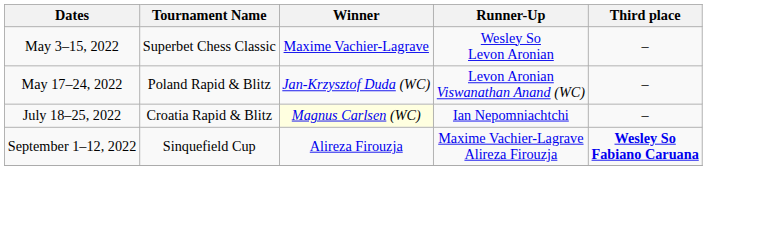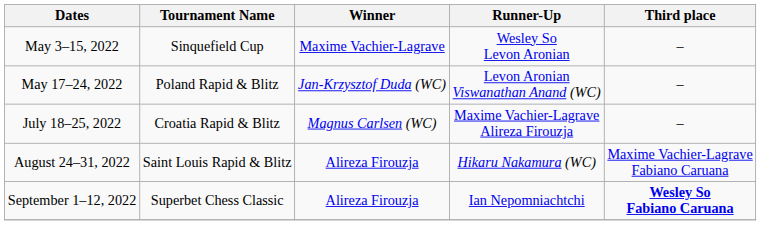(209, 46) Superbet Chess Classic -> (217, 46) Sinquefield Cup
(356, 115) lightyellow background -> (372, 123) no background
(511, 115) Ian Nepomniachtchi -> (527, 123) Maxime Vachier-Lagrave Alireza Firouzja
+ row: (72, 162)
(209, 146) Sinquefield Cup -> (217, 200) Superbet Chess Classic
(511, 146) Maxime Vachier-Lagrave Alireza Firouzja -> (527, 200) Ian Nepomniachtchi
